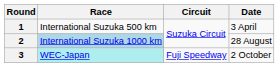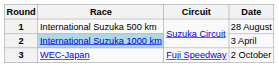(244, 27) 3 April -> (251, 27) 28 August
(251, 41) 28 August -> (244, 41) 3 April
(65, 56) paleturquoise background -> (65, 56) no background
